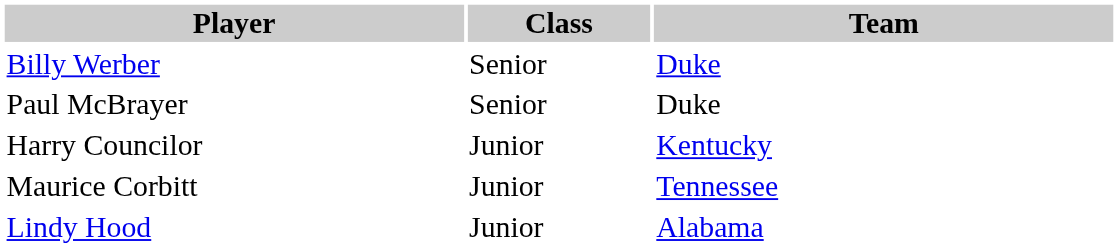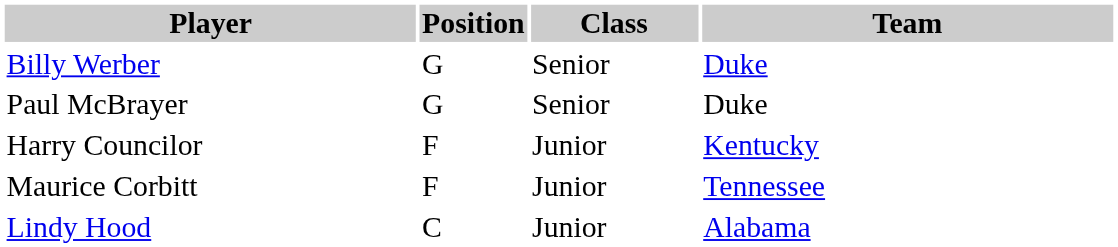+ column: (473, 22)
